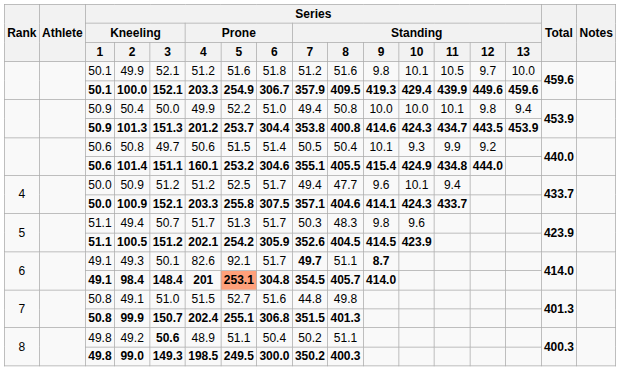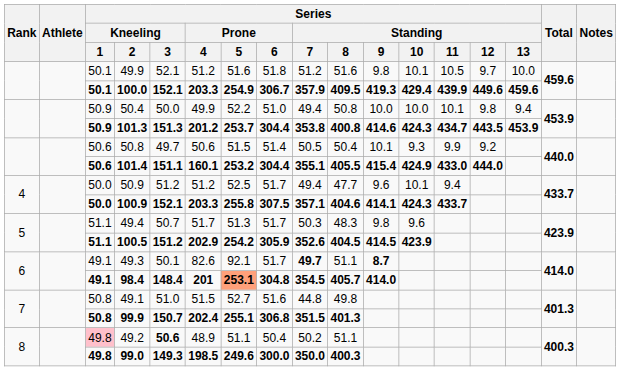(274, 166) 304.6 -> (274, 166) 304.4
(452, 166) 434.8 -> (452, 166) 433.0
(203, 242) 202.1 -> (203, 242) 202.9
(100, 337) no background -> (100, 337) pink background
(239, 356) 249.5 -> (239, 356) 249.6
(310, 356) 350.2 -> (310, 356) 350.0
